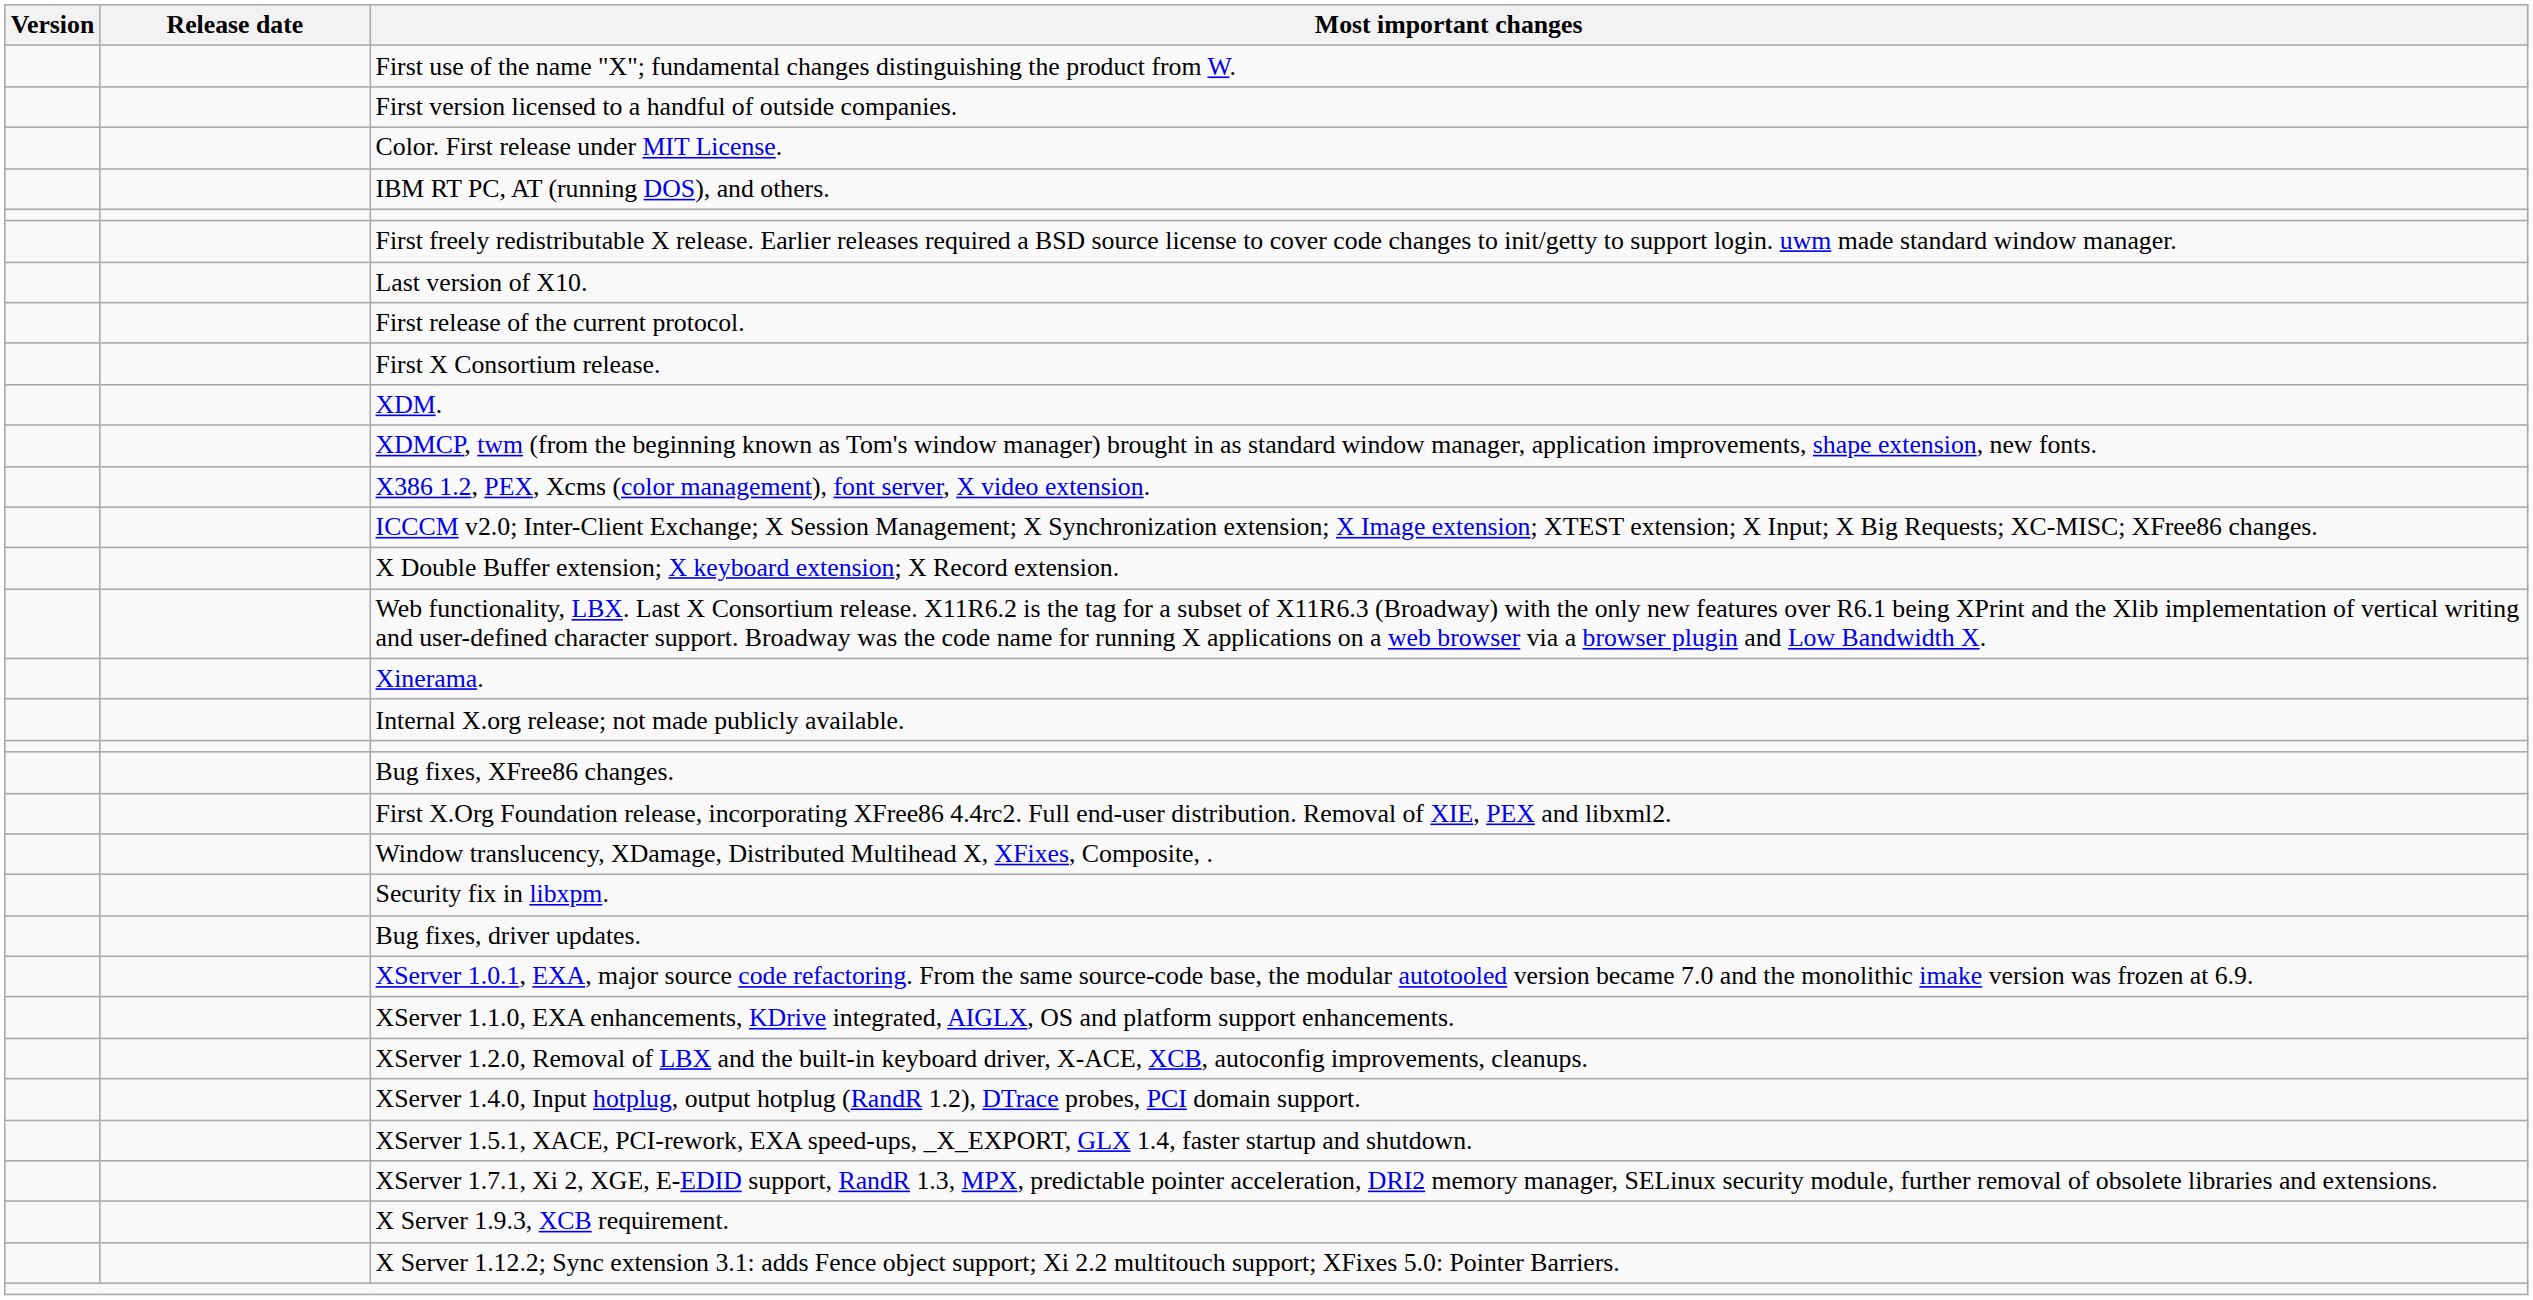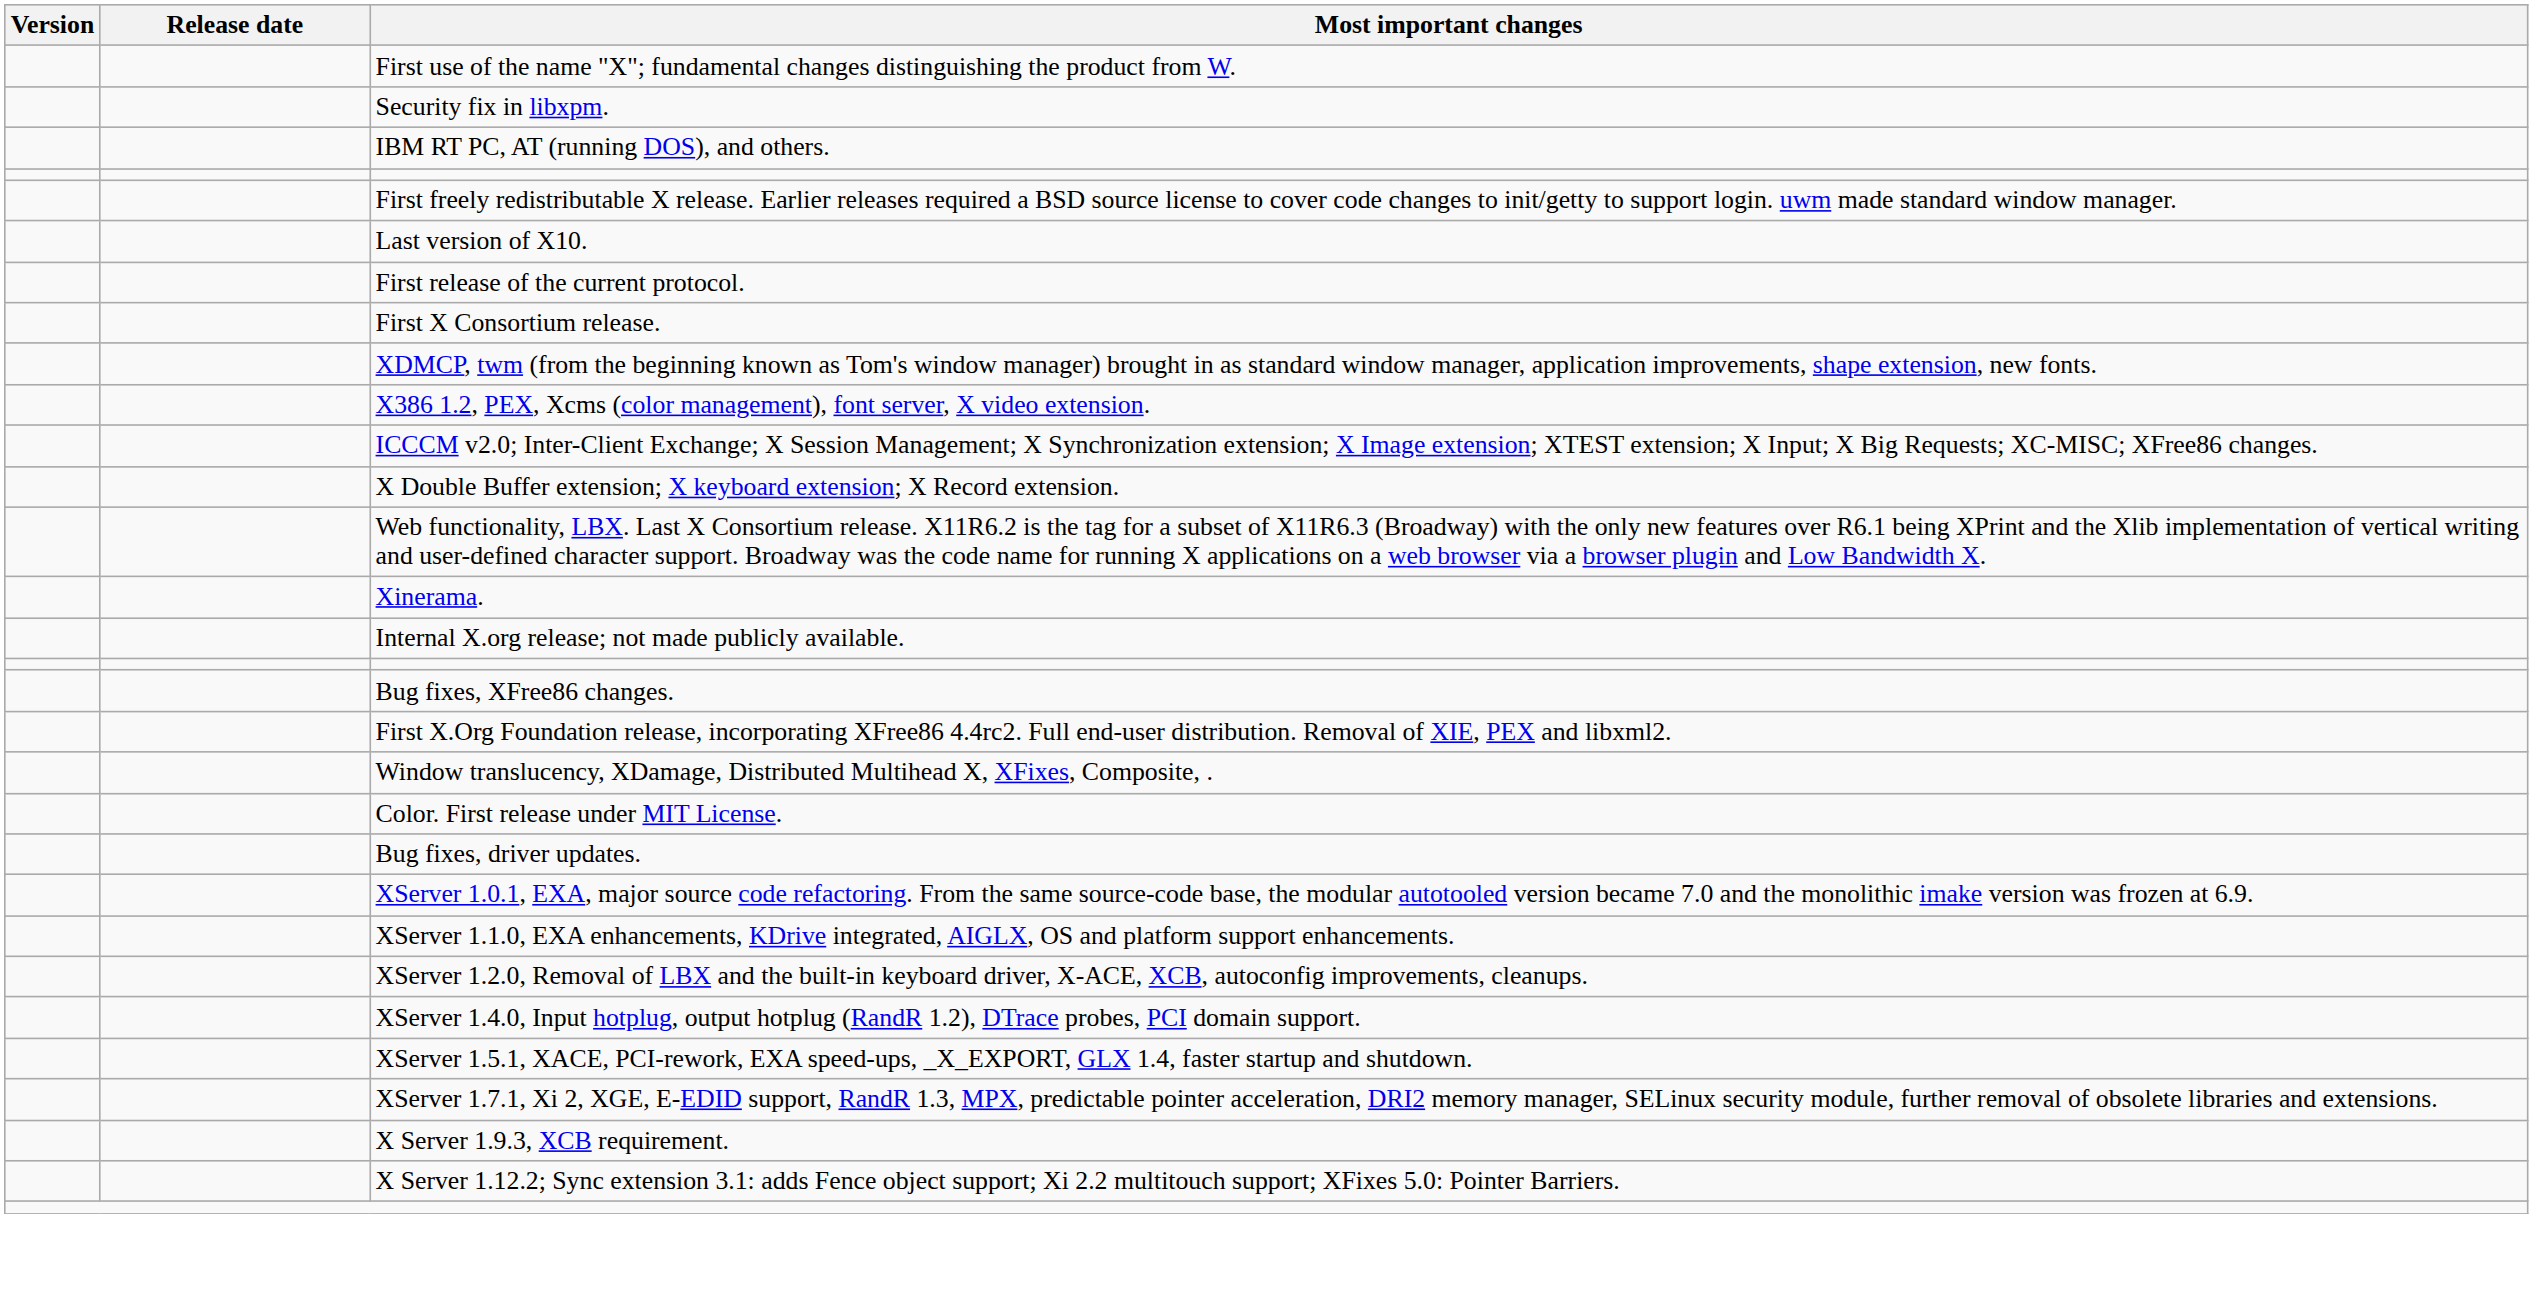- row: (52, 107)
rows swapped: (52, 148) <-> (52, 895)
- row: (52, 405)
